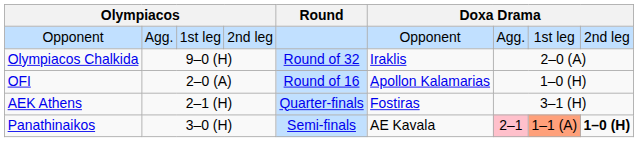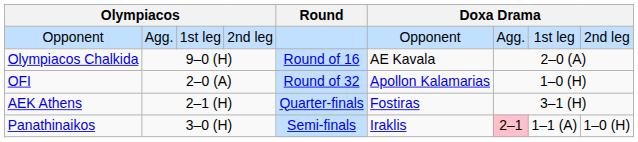(322, 59) Round of 32 -> (322, 59) Round of 16
(388, 59) Iraklis -> (403, 59) AE Kavala
(322, 81) Round of 16 -> (322, 81) Round of 32
(403, 125) AE Kavala -> (388, 125) Iraklis
(554, 125) lightsalmon background -> (554, 125) no background
(607, 125) bold -> (607, 125) normal
